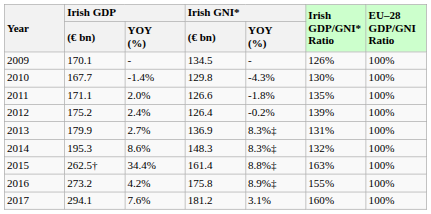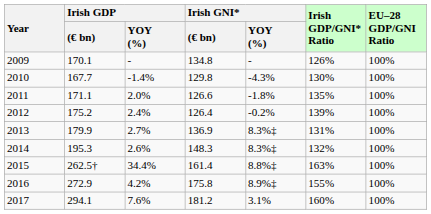(200, 60) 134.5 -> (200, 60) 134.8
(139, 148) 8.6% -> (139, 148) 2.6%
(80, 183) 273.2 -> (80, 183) 272.9
